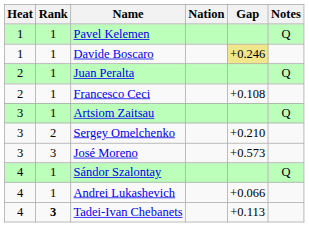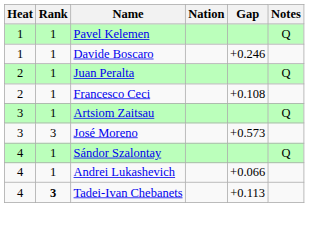(248, 53) khaki background -> (248, 53) no background
- row: (124, 133)
